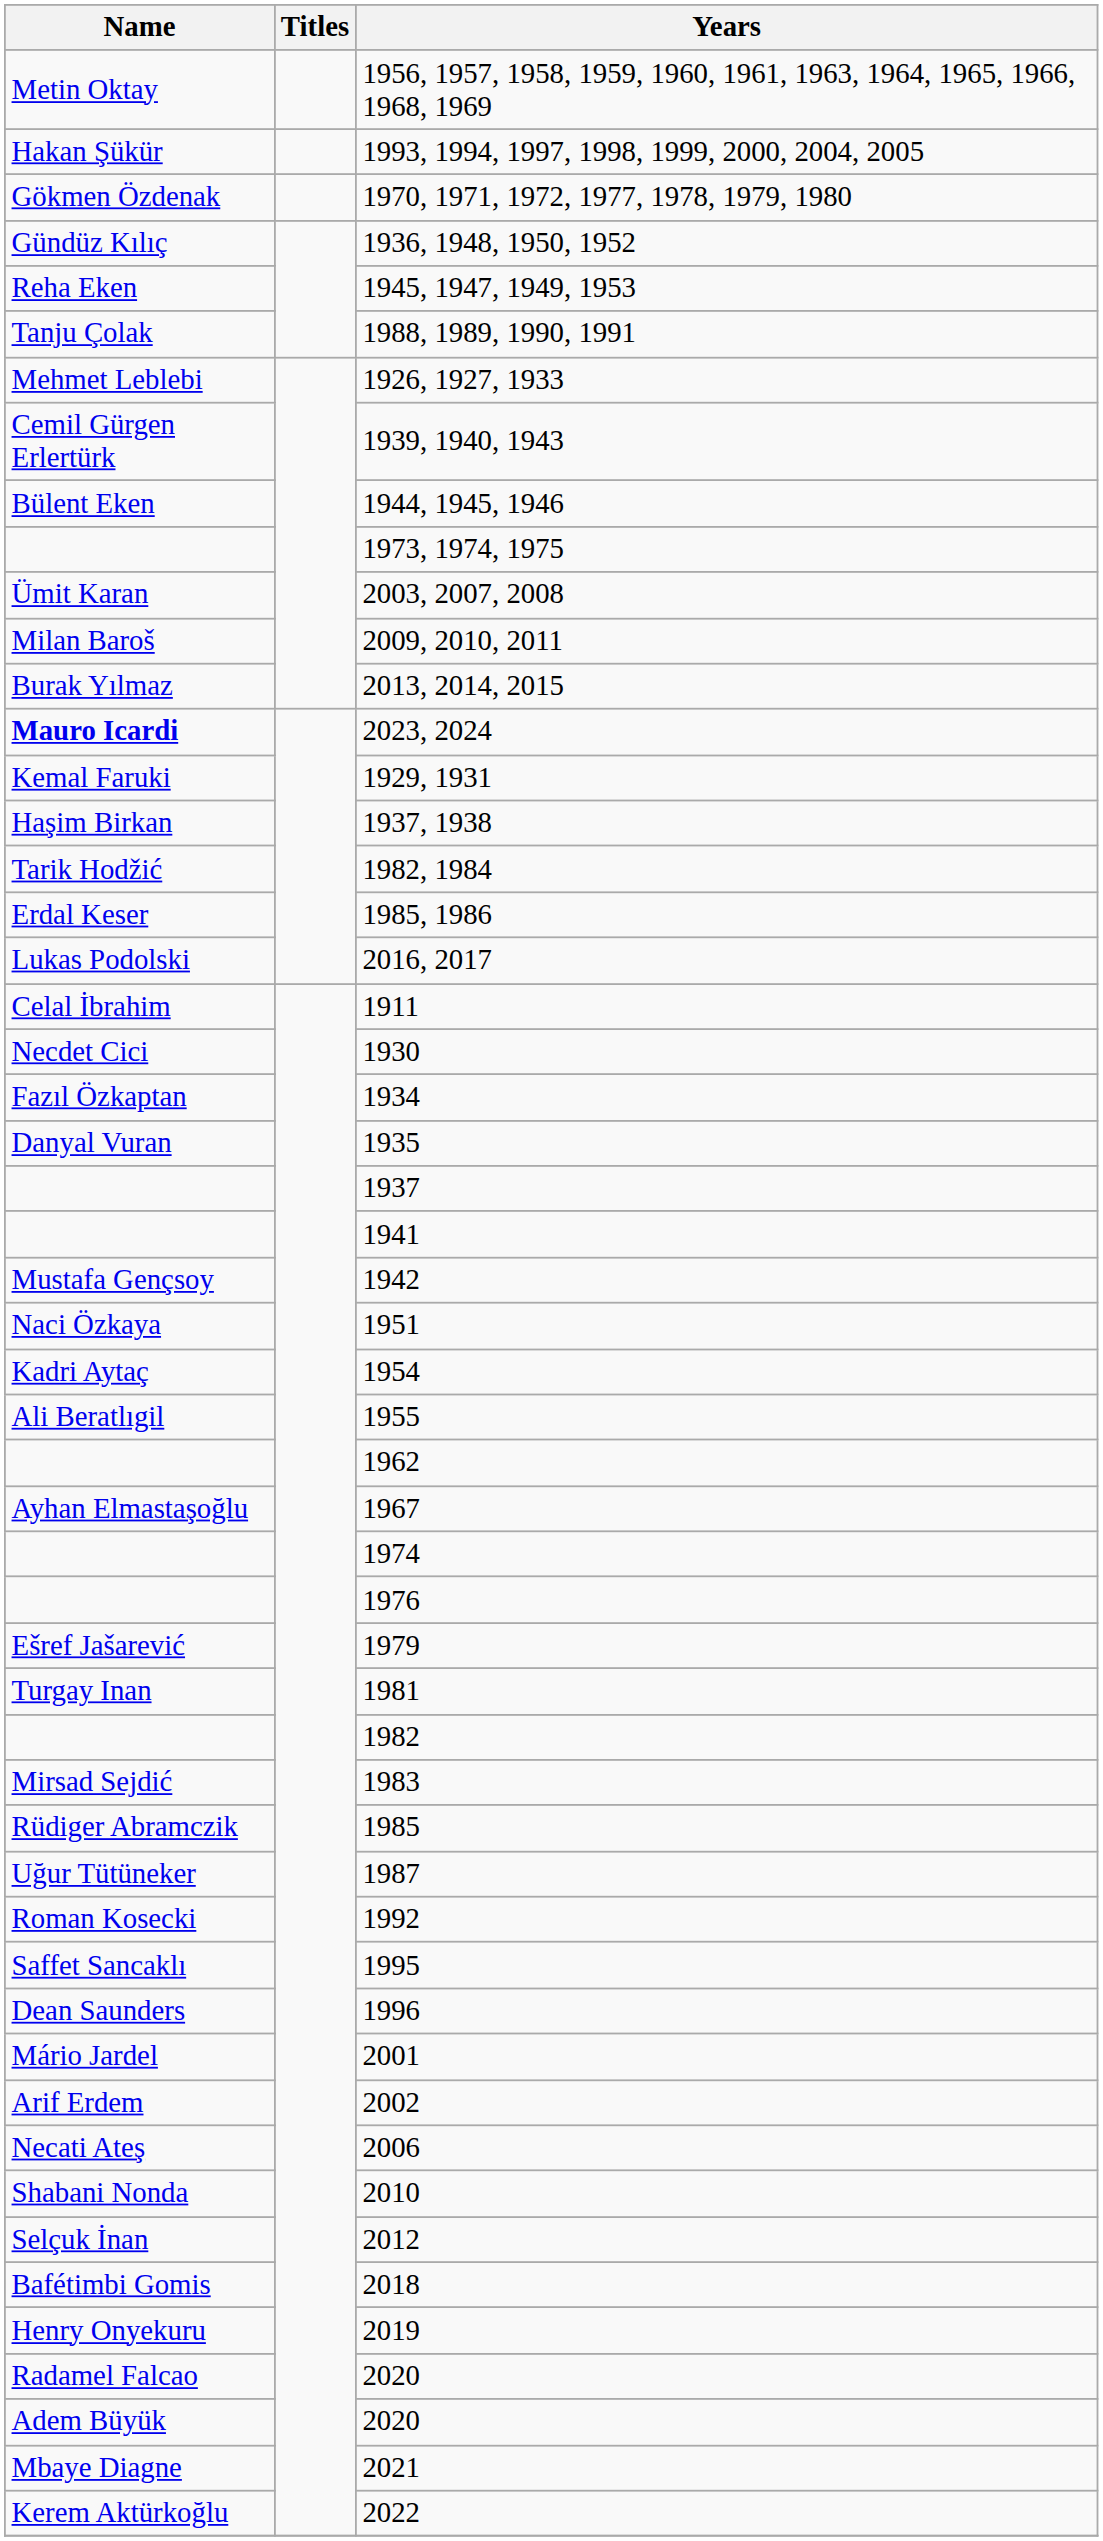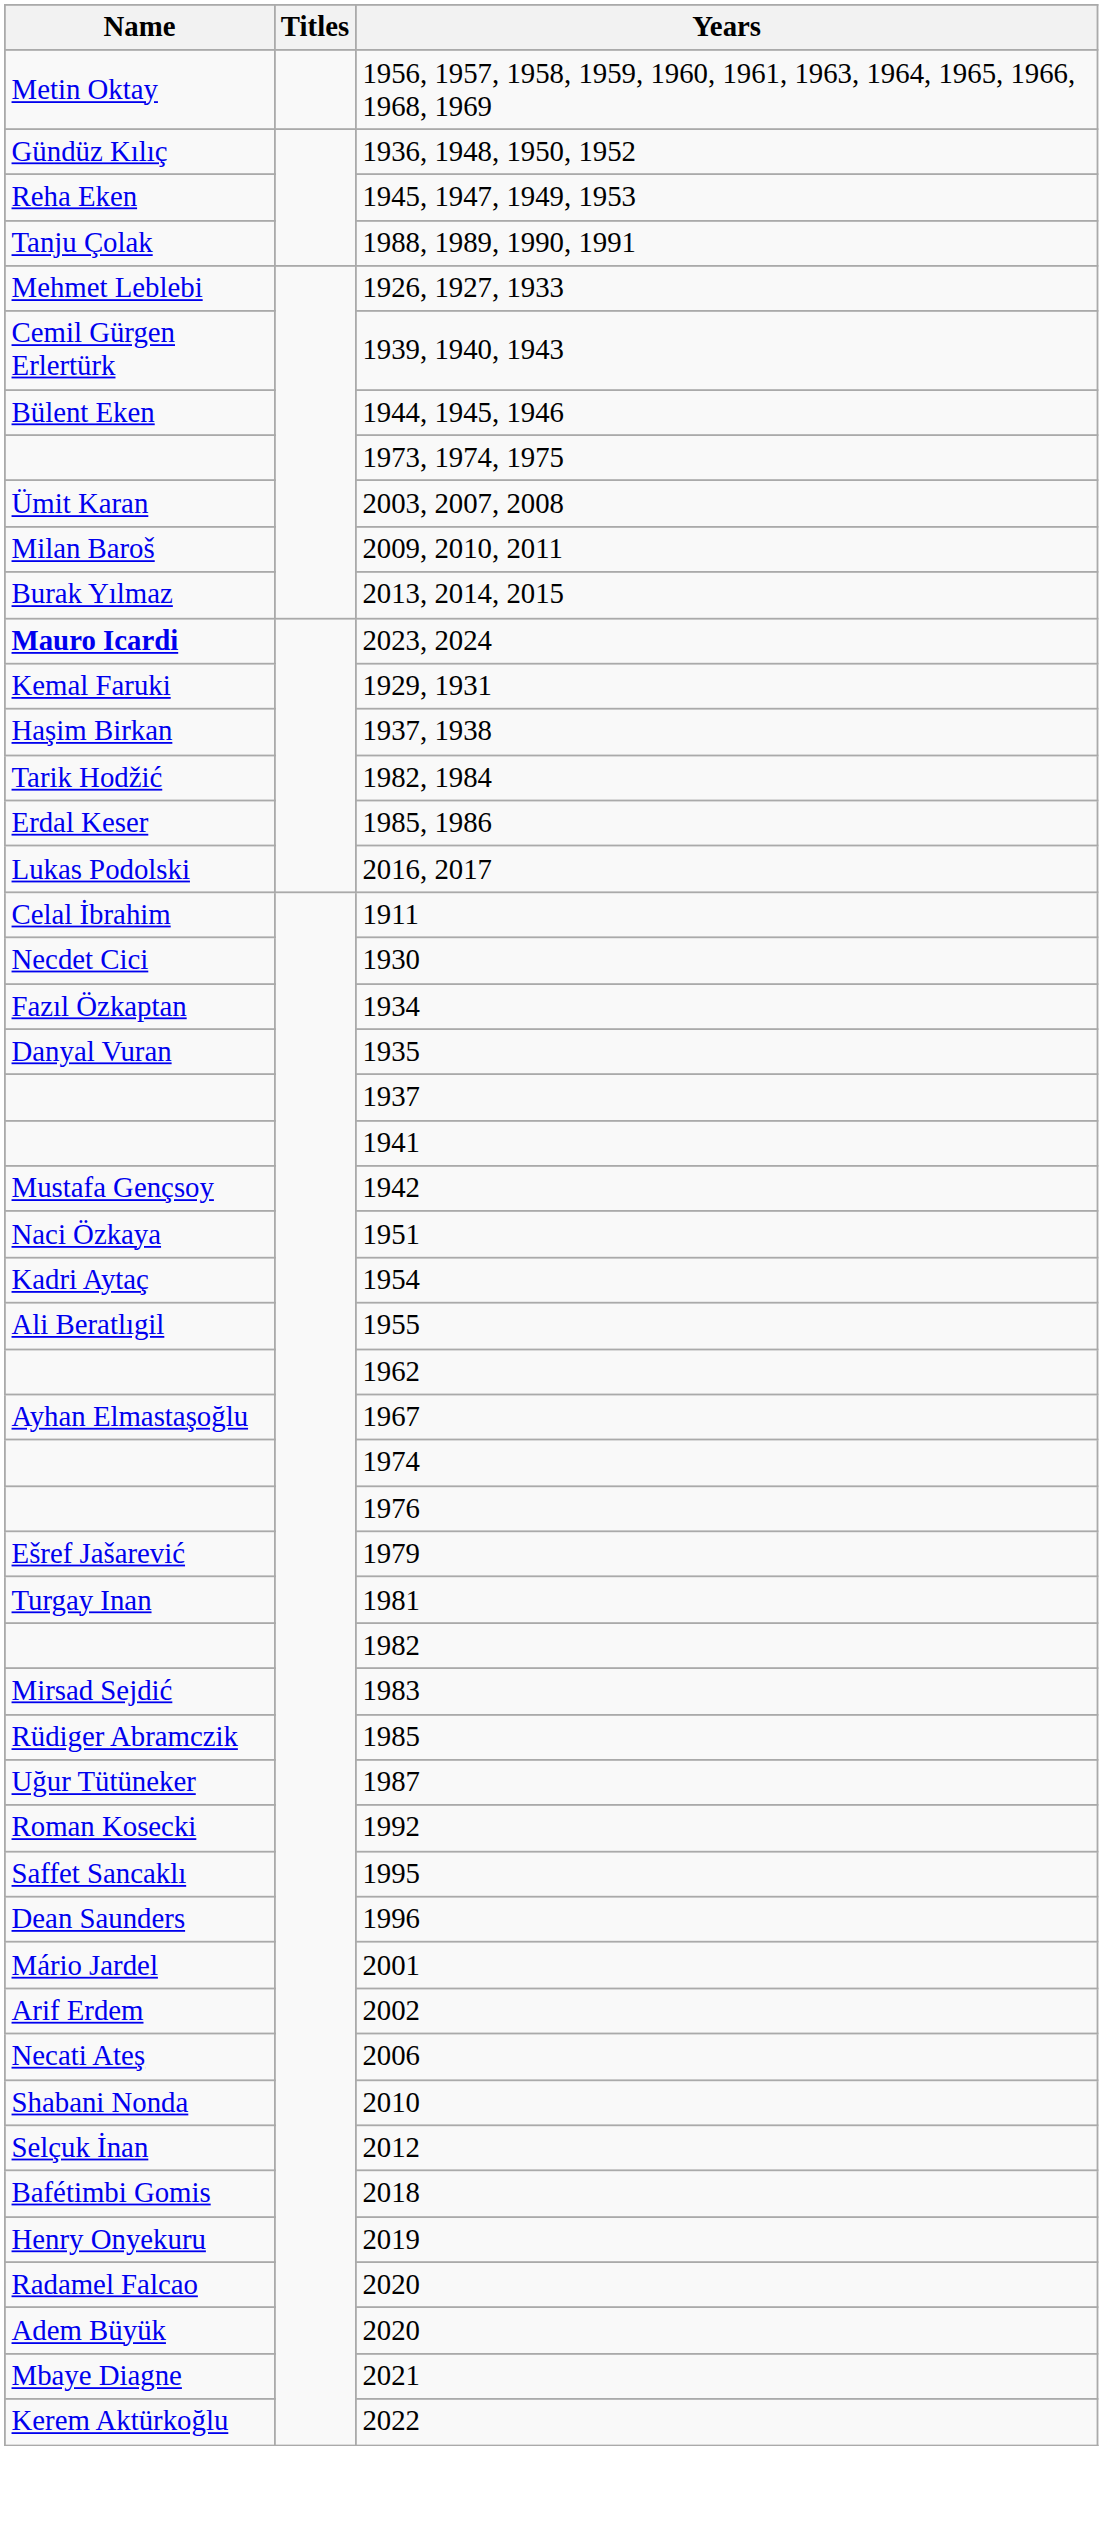- row: (87, 151)
- row: (116, 196)
